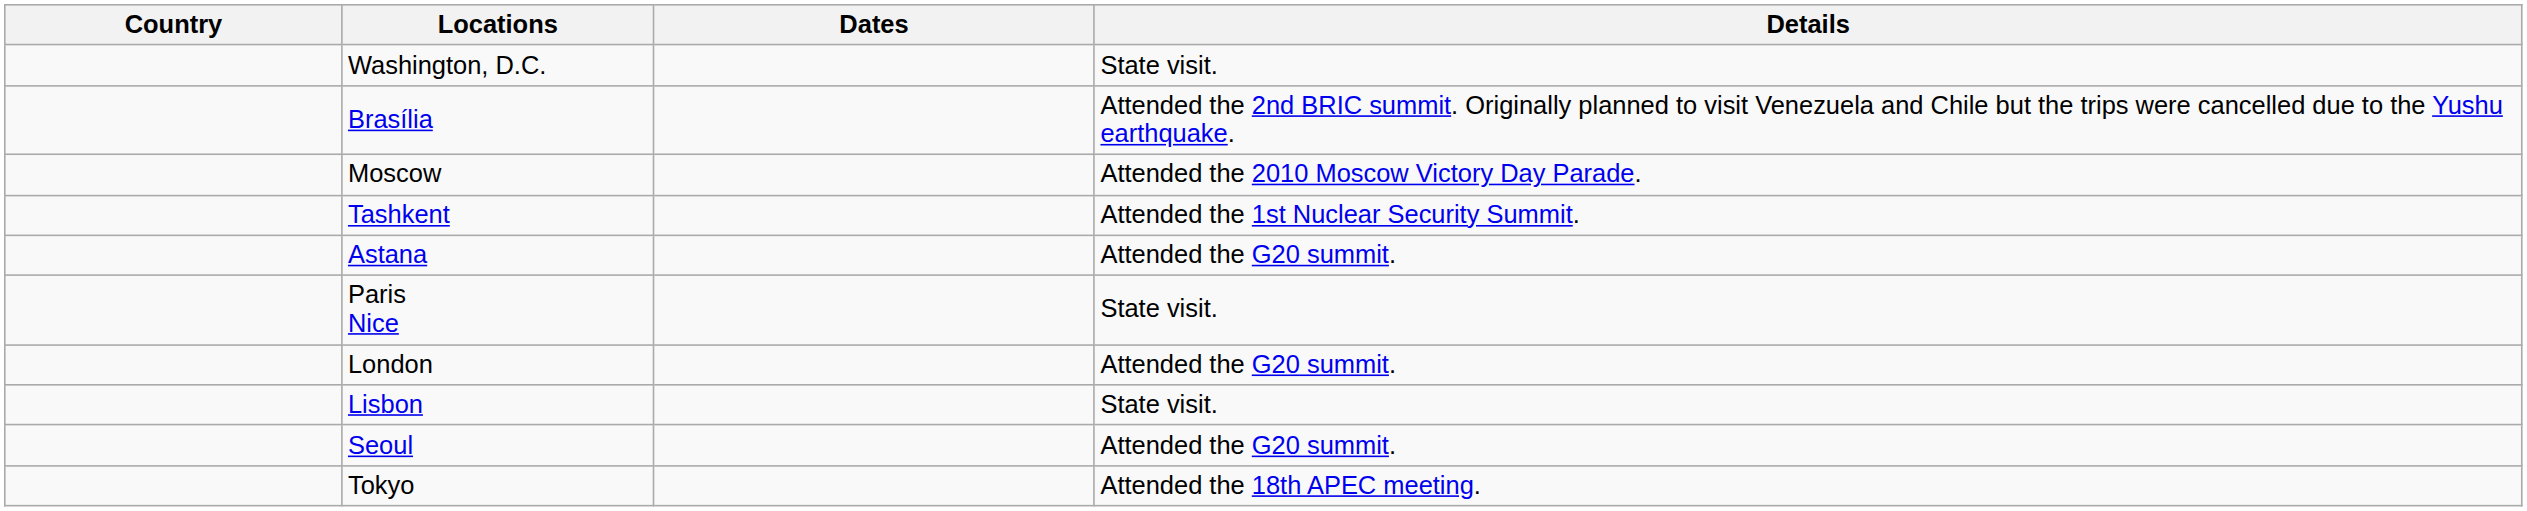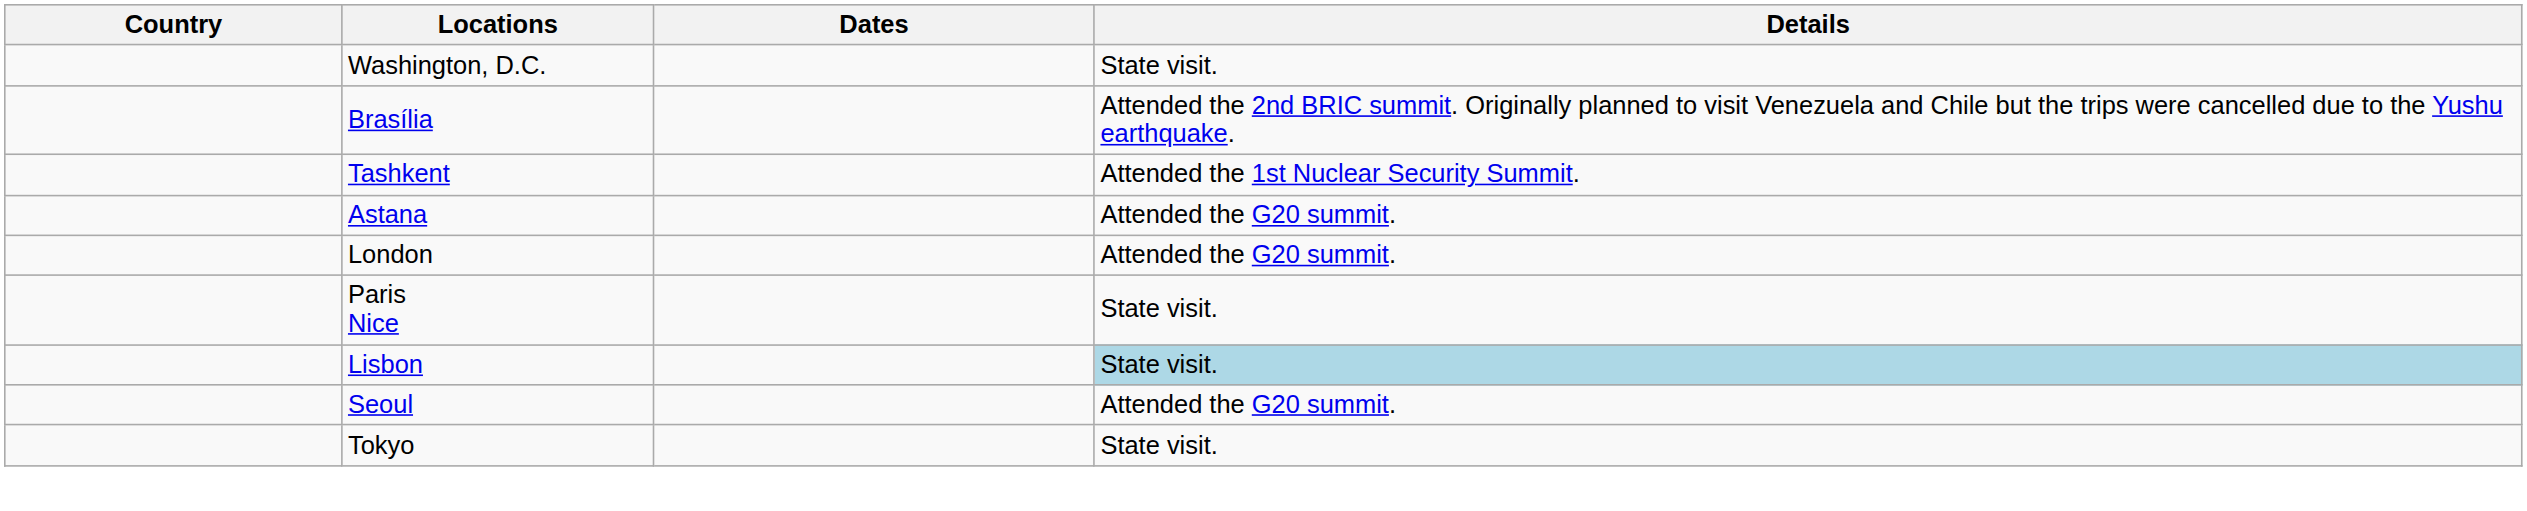- row: (395, 174)
rows swapped: (390, 364) <-> (377, 309)
(1159, 404) no background -> (1159, 364) lightblue background
(1291, 485) Attended the 18th APEC meeting. -> (1159, 445) State visit.
